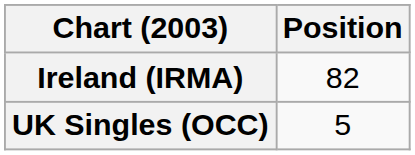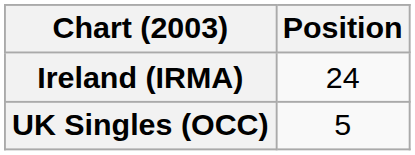(343, 76) 82 -> (343, 76) 24
